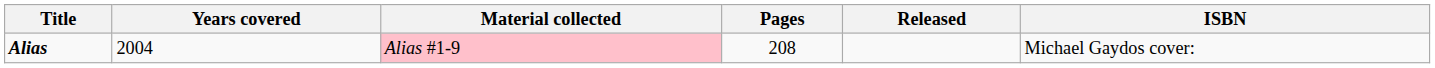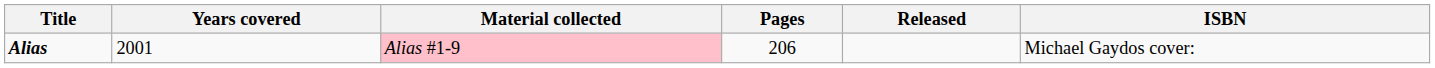(135, 47) 2004 -> (135, 47) 2001
(782, 47) 208 -> (782, 47) 206
